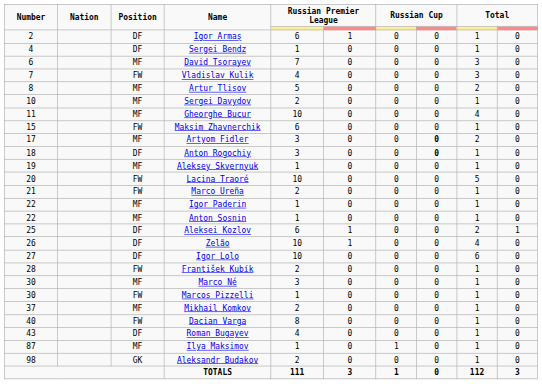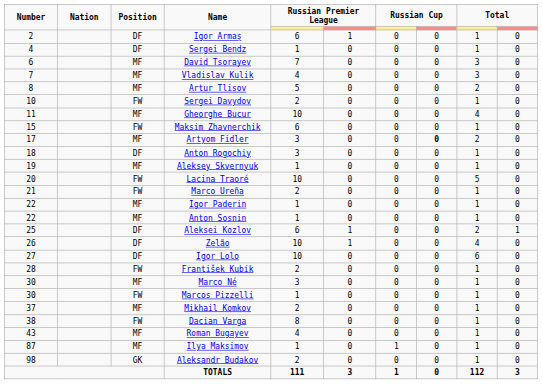(138, 75) FW -> (138, 75) MF
(138, 101) MF -> (138, 101) FW
(437, 153) bold -> (437, 153) normal
(31, 321) 40 -> (31, 321) 38
(138, 334) DF -> (138, 334) MF
